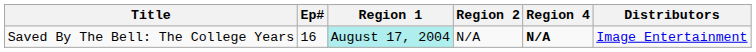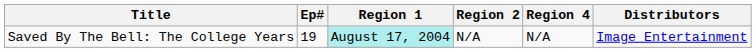(308, 37) 16 -> (308, 37) 19
(538, 37) bold -> (538, 37) normal
